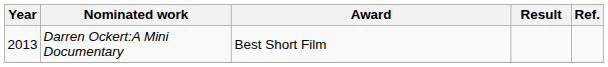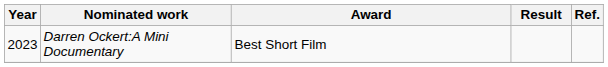(22, 44) 2013 -> (22, 44) 2023
